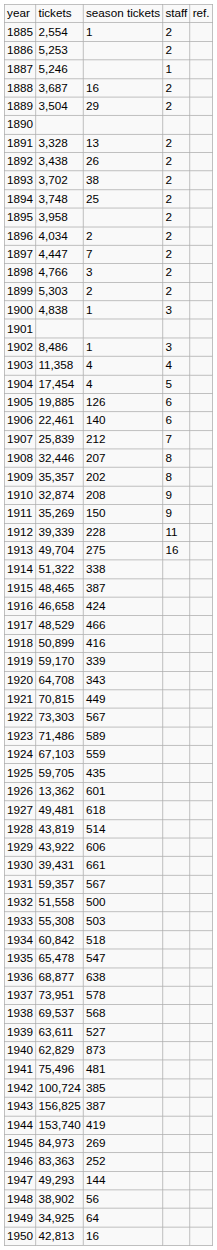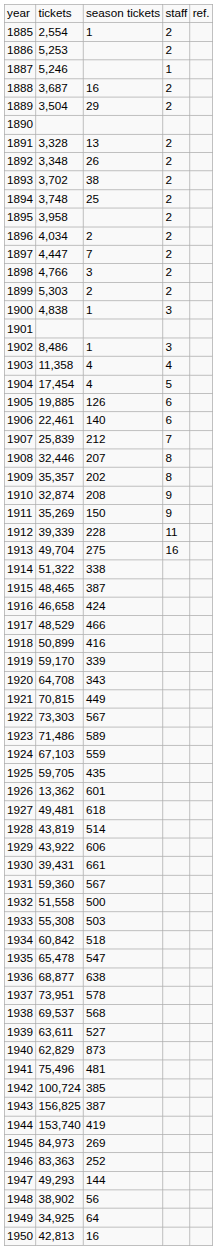(53, 161) 3,438 -> (53, 161) 3,348
(56, 884) 59,357 -> (56, 884) 59,360
